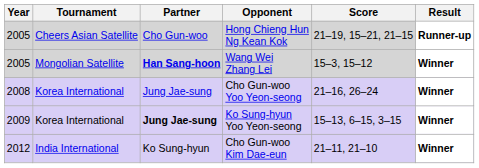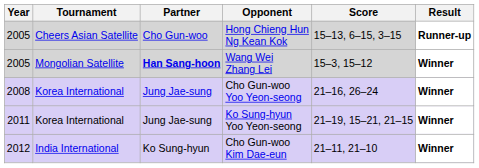(363, 36) 21–19, 15–21, 21–15 -> (358, 36) 15–13, 6–15, 3–15
(19, 120) 2009 -> (19, 120) 2011
(180, 120) bold -> (177, 120) normal
(358, 120) 15–13, 6–15, 3–15 -> (363, 120) 21–19, 15–21, 21–15
